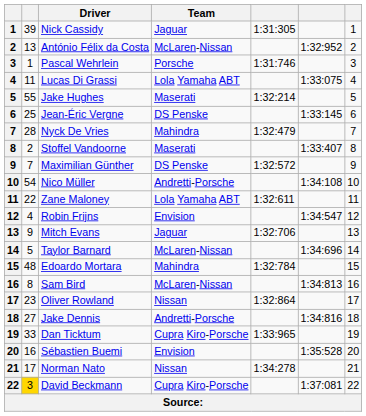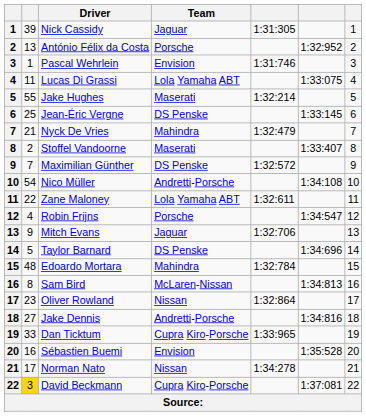(193, 46) McLaren-Nissan -> (174, 46) Porsche
(174, 63) Porsche -> (174, 63) Envision
(30, 131) 28 -> (30, 131) 21
(174, 216) Envision -> (174, 216) Porsche
(193, 250) McLaren-Nissan -> (181, 250) DS Penske
